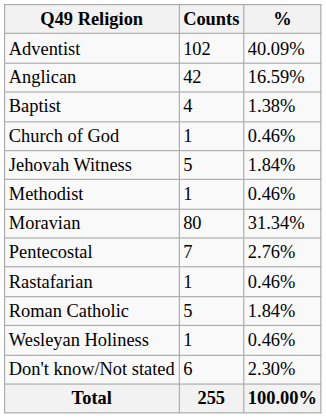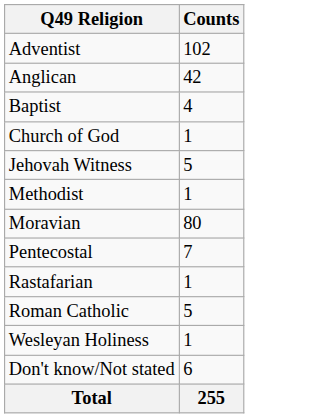- column: (282, 19)
